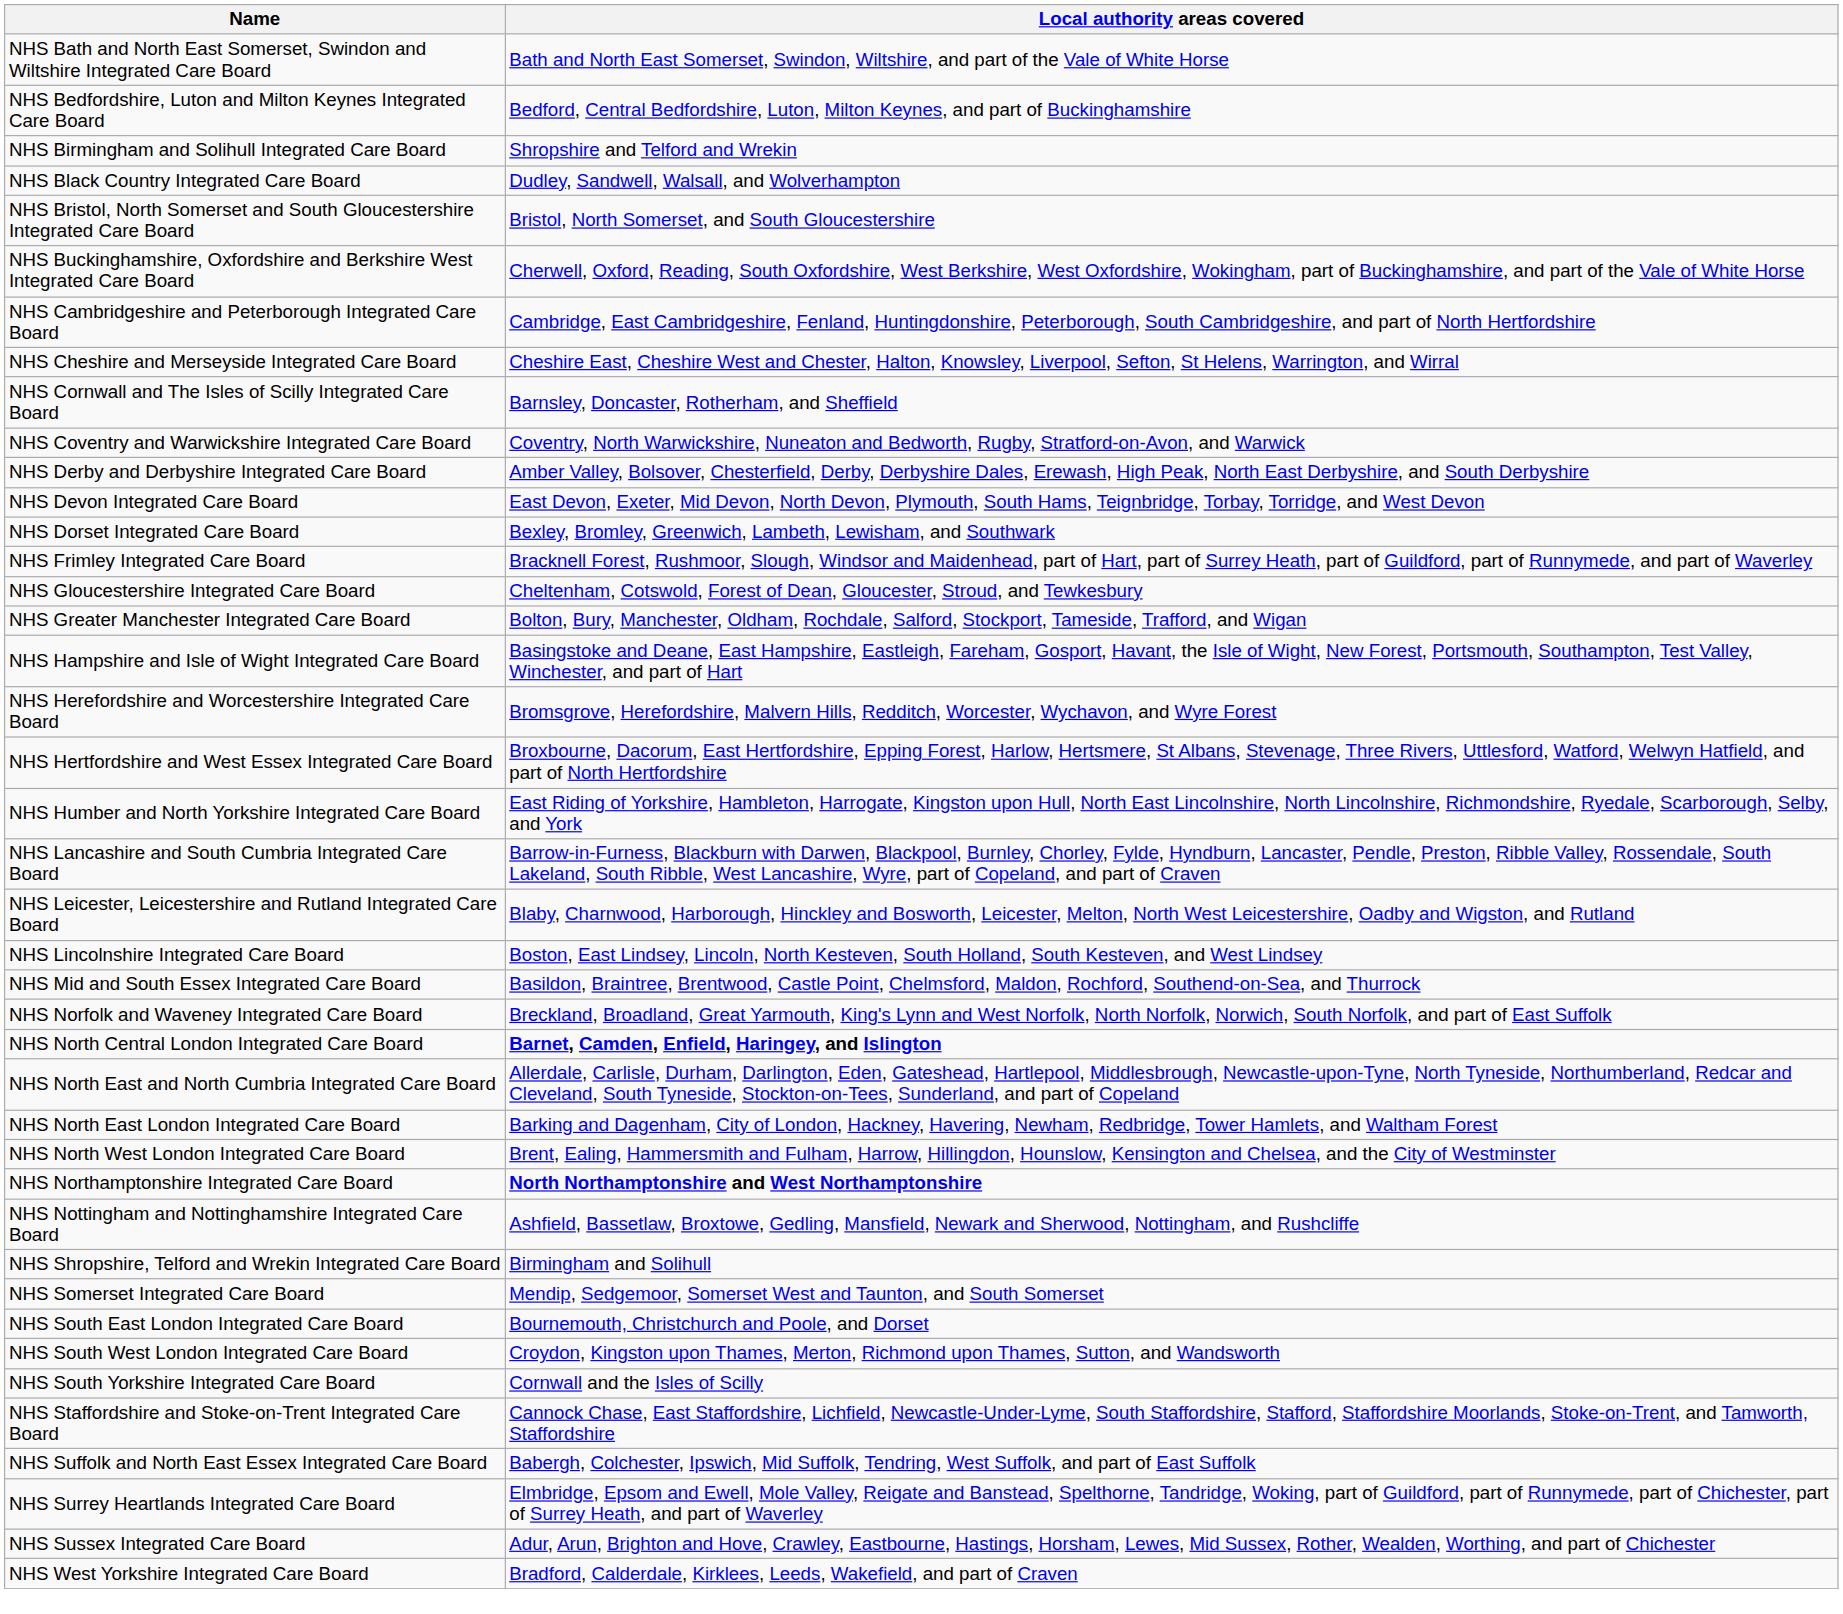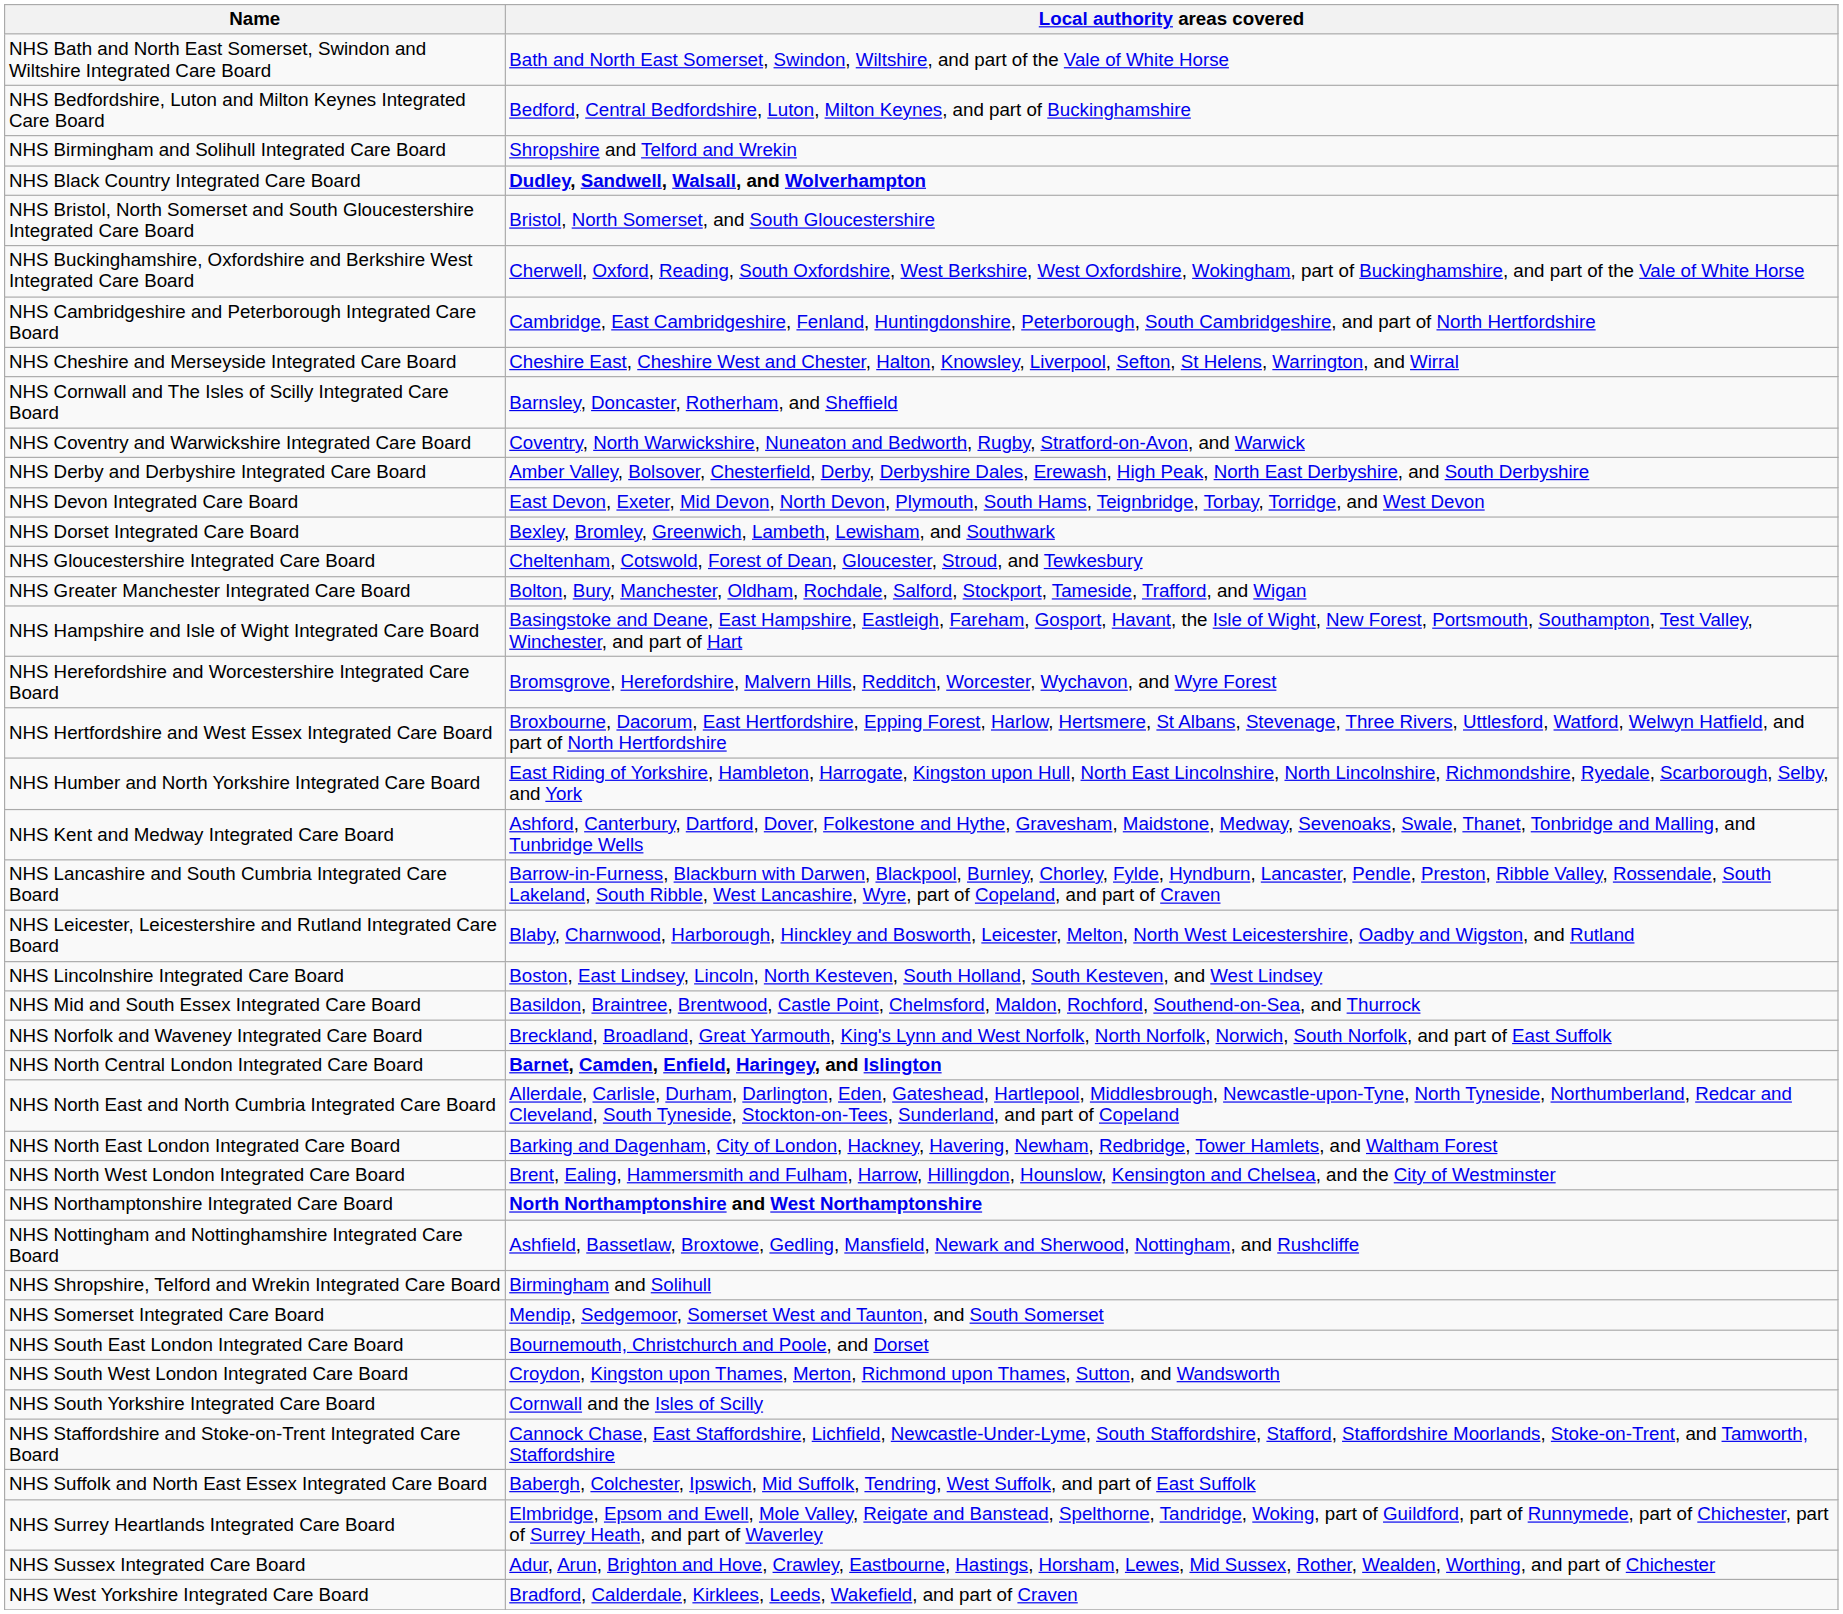(705, 180) normal -> (718, 180) bold
- row: (157, 561)
+ row: (201, 834)
